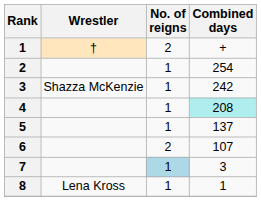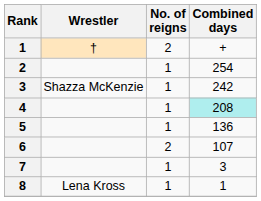(223, 127) 137 -> (223, 127) 136
(168, 166) lightblue background -> (168, 166) no background
